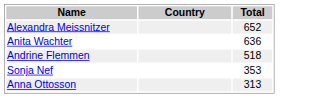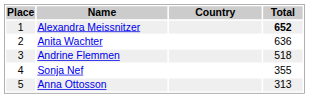+ column: (21, 13)
(253, 27) normal -> (283, 27) bold
(253, 70) 353 -> (283, 70) 355
